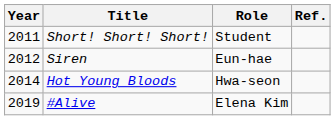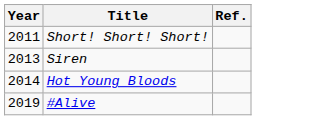- column: (252, 16)
(24, 60) 2012 -> (24, 60) 2013
